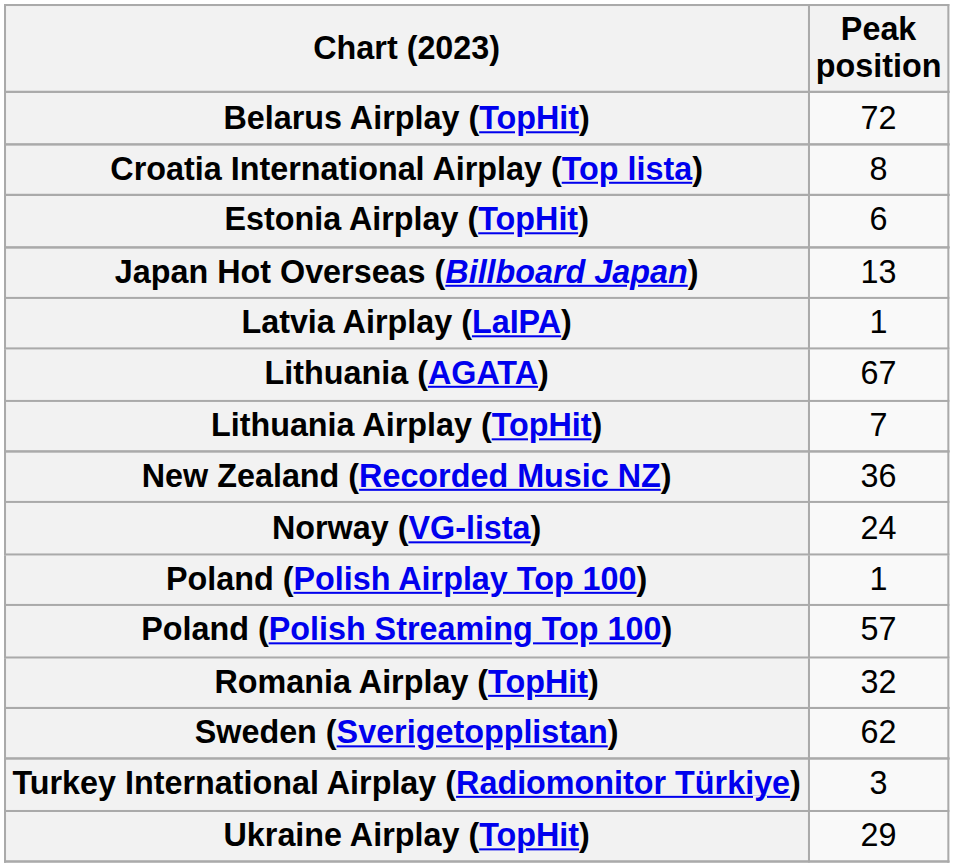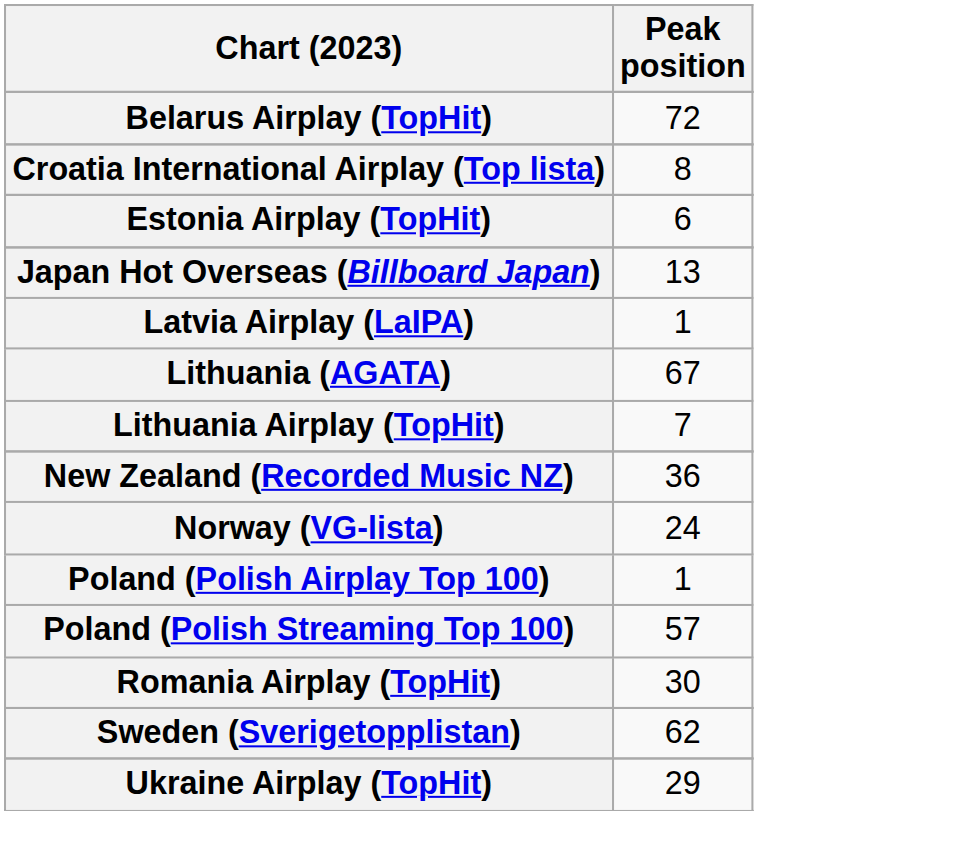(879, 681) 32 -> (683, 681) 30
- row: (407, 784)
